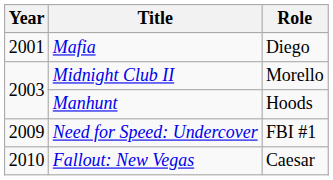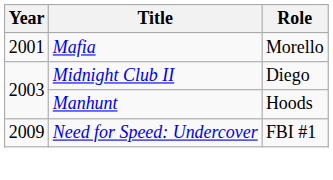(288, 47) Diego -> (295, 47) Morello
(295, 75) Morello -> (288, 75) Diego
- row: (123, 160)
